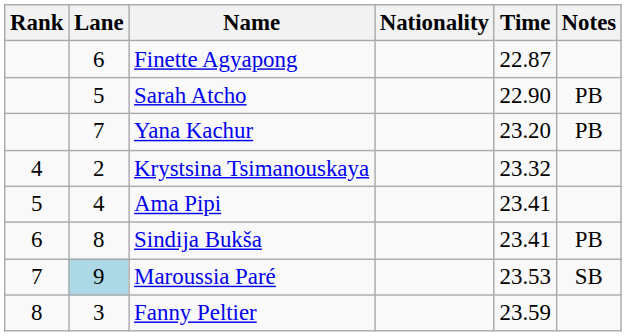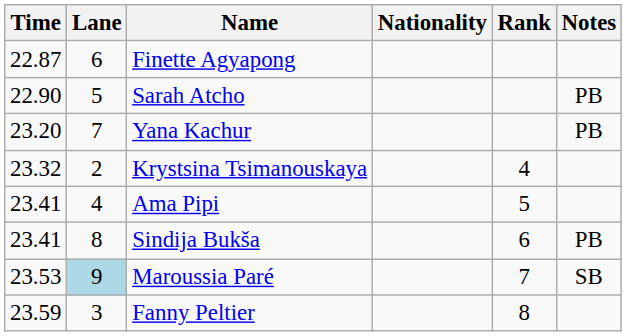columns swapped: (37, 22) <-> (525, 22)
